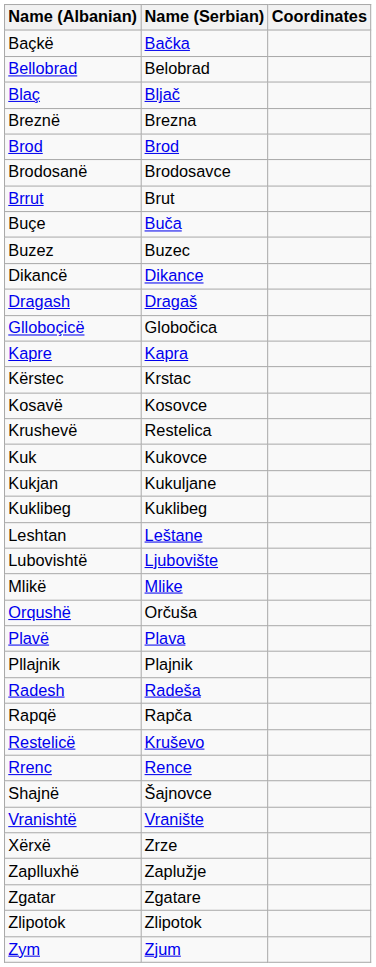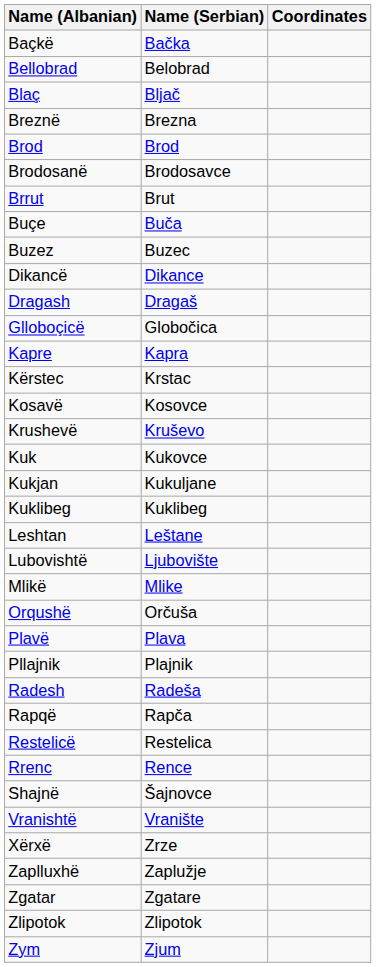(178, 431) Restelica -> (175, 431) Kruševo
(175, 742) Kruševo -> (178, 742) Restelica
